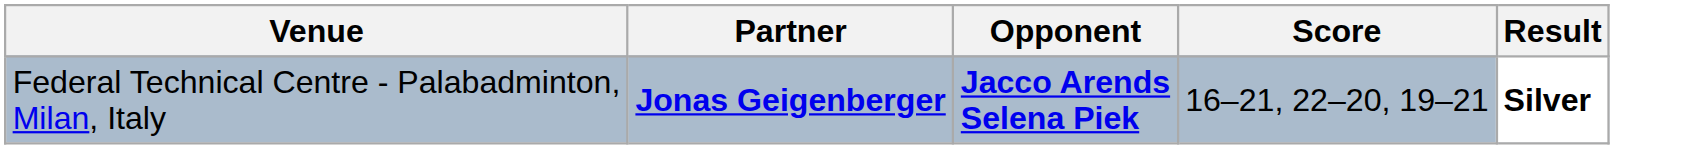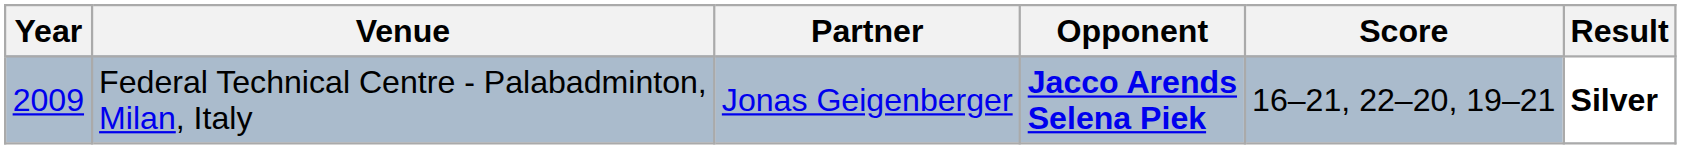+ column: (48, 31)
(791, 99) bold -> (867, 99) normal
